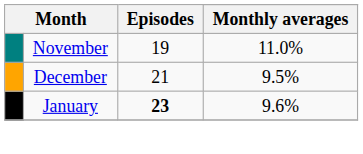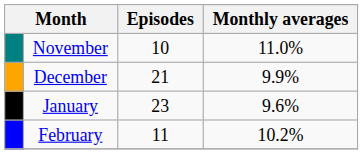(160, 48) 19 -> (160, 48) 10
(281, 77) 9.5% -> (281, 77) 9.9%
(160, 106) bold -> (160, 106) normal
+ row: (70, 134)
